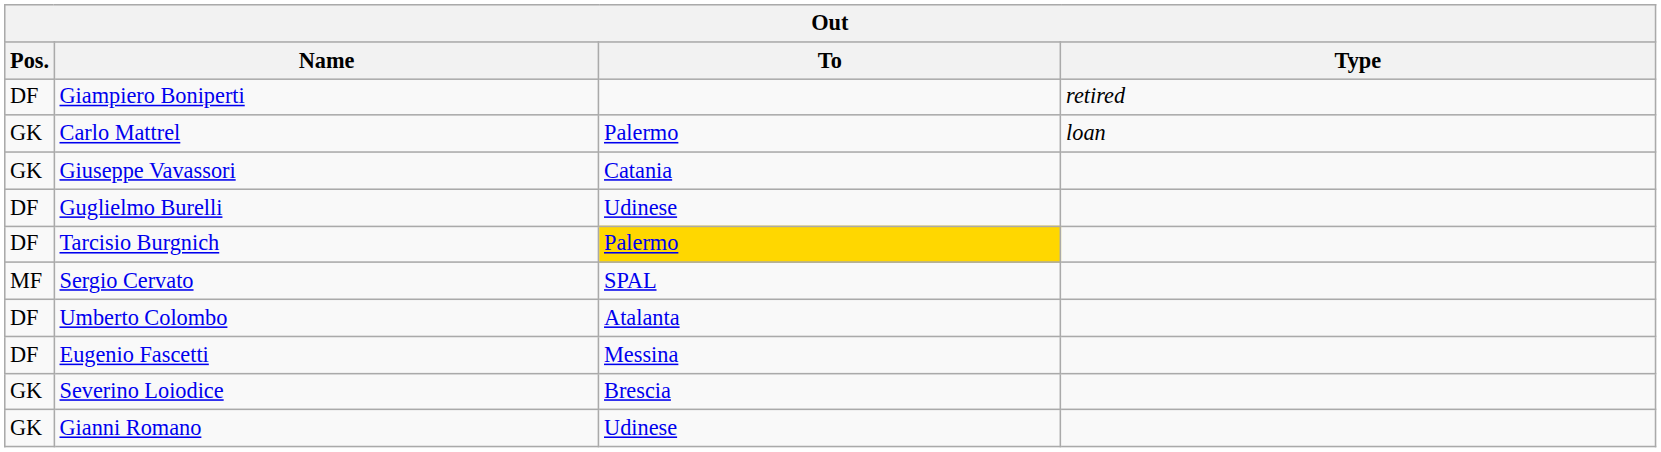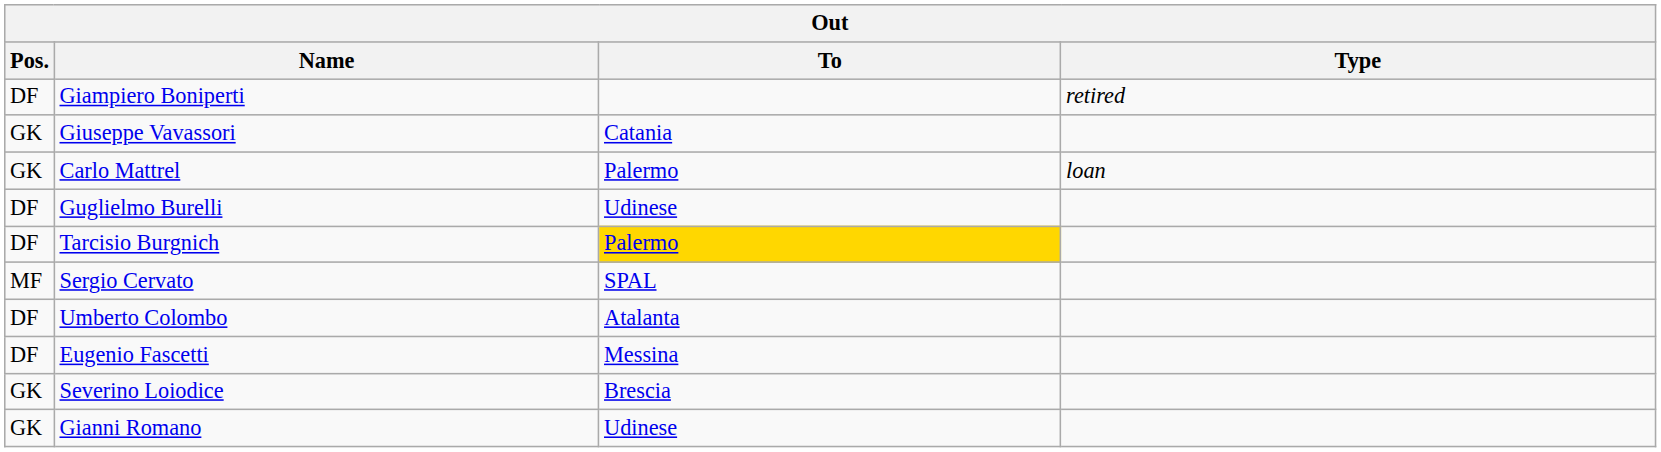rows swapped: (120, 133) <-> (148, 170)
